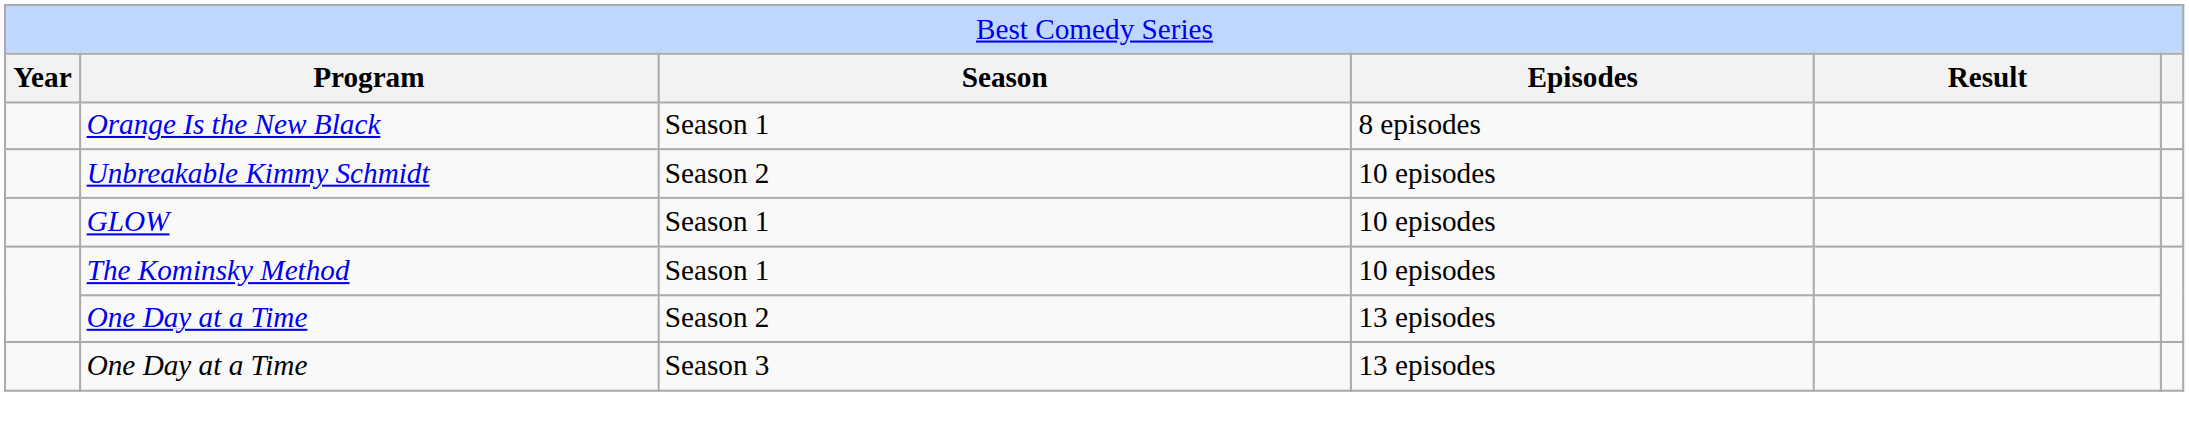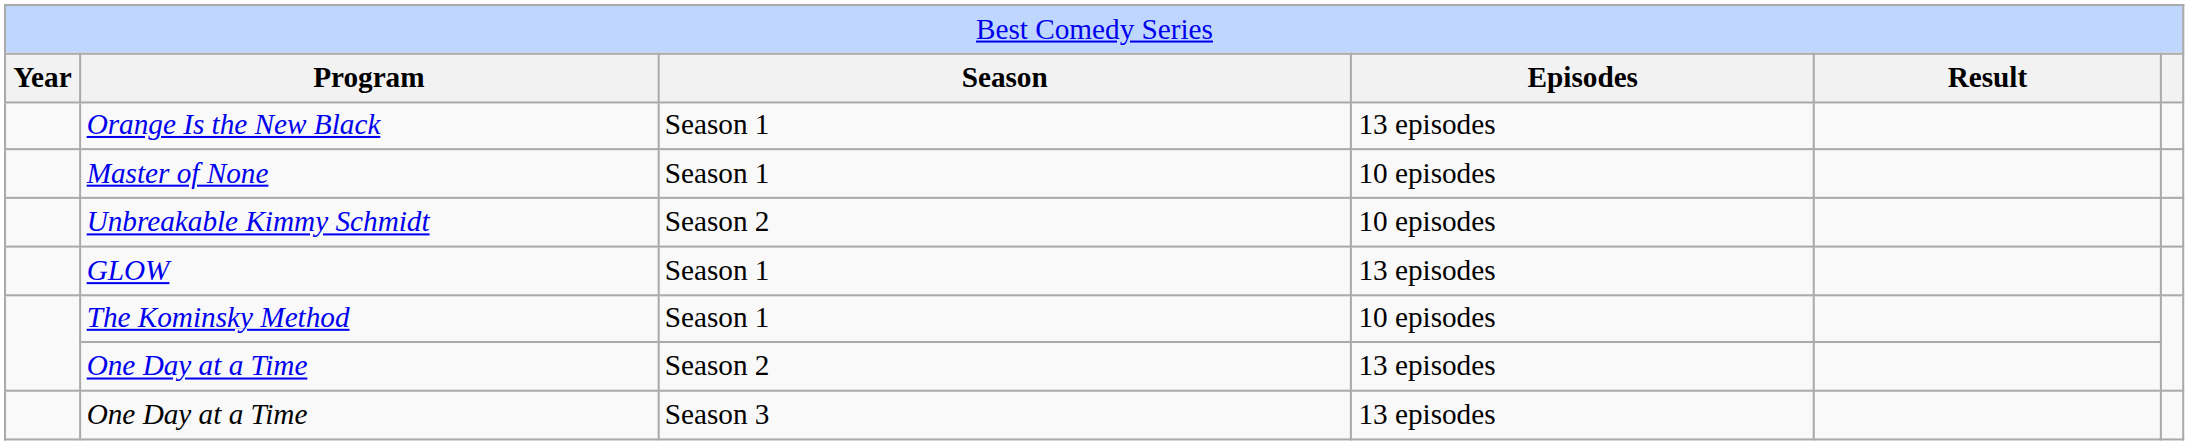(1420, 125) 8 episodes -> (1427, 125) 13 episodes
+ row: (178, 173)
(1427, 221) 10 episodes -> (1427, 270) 13 episodes
